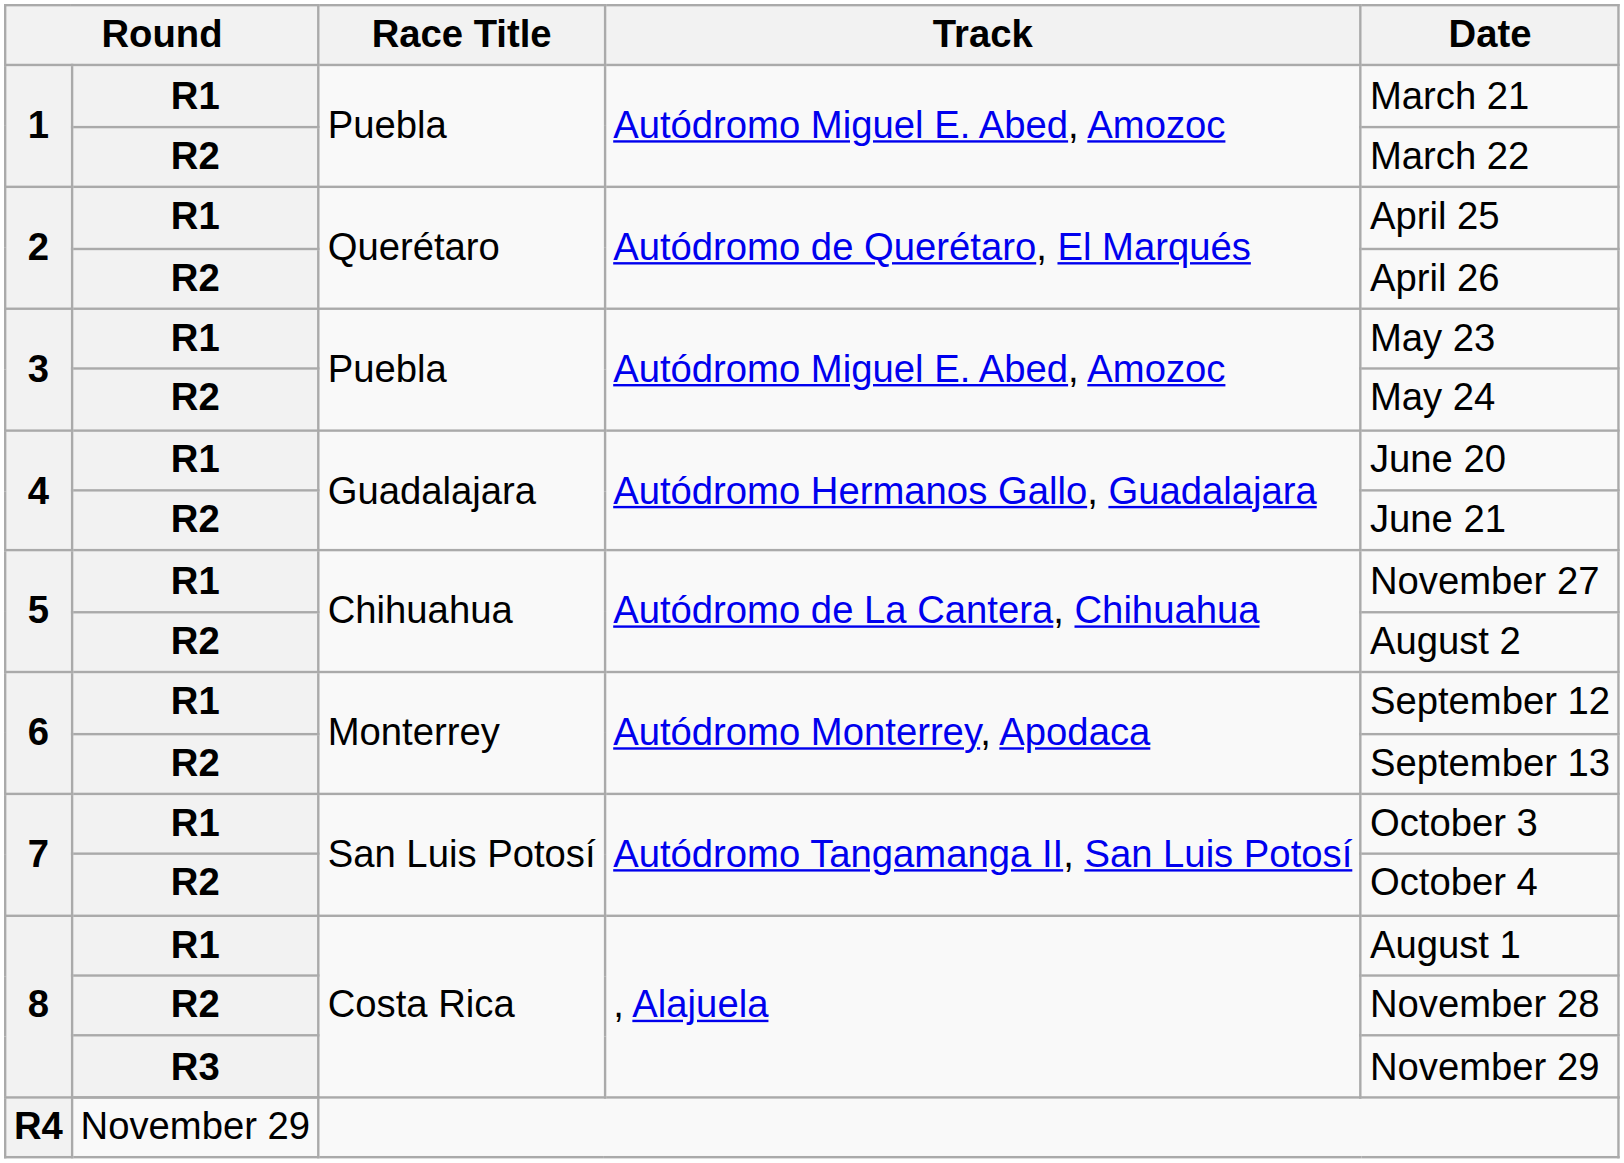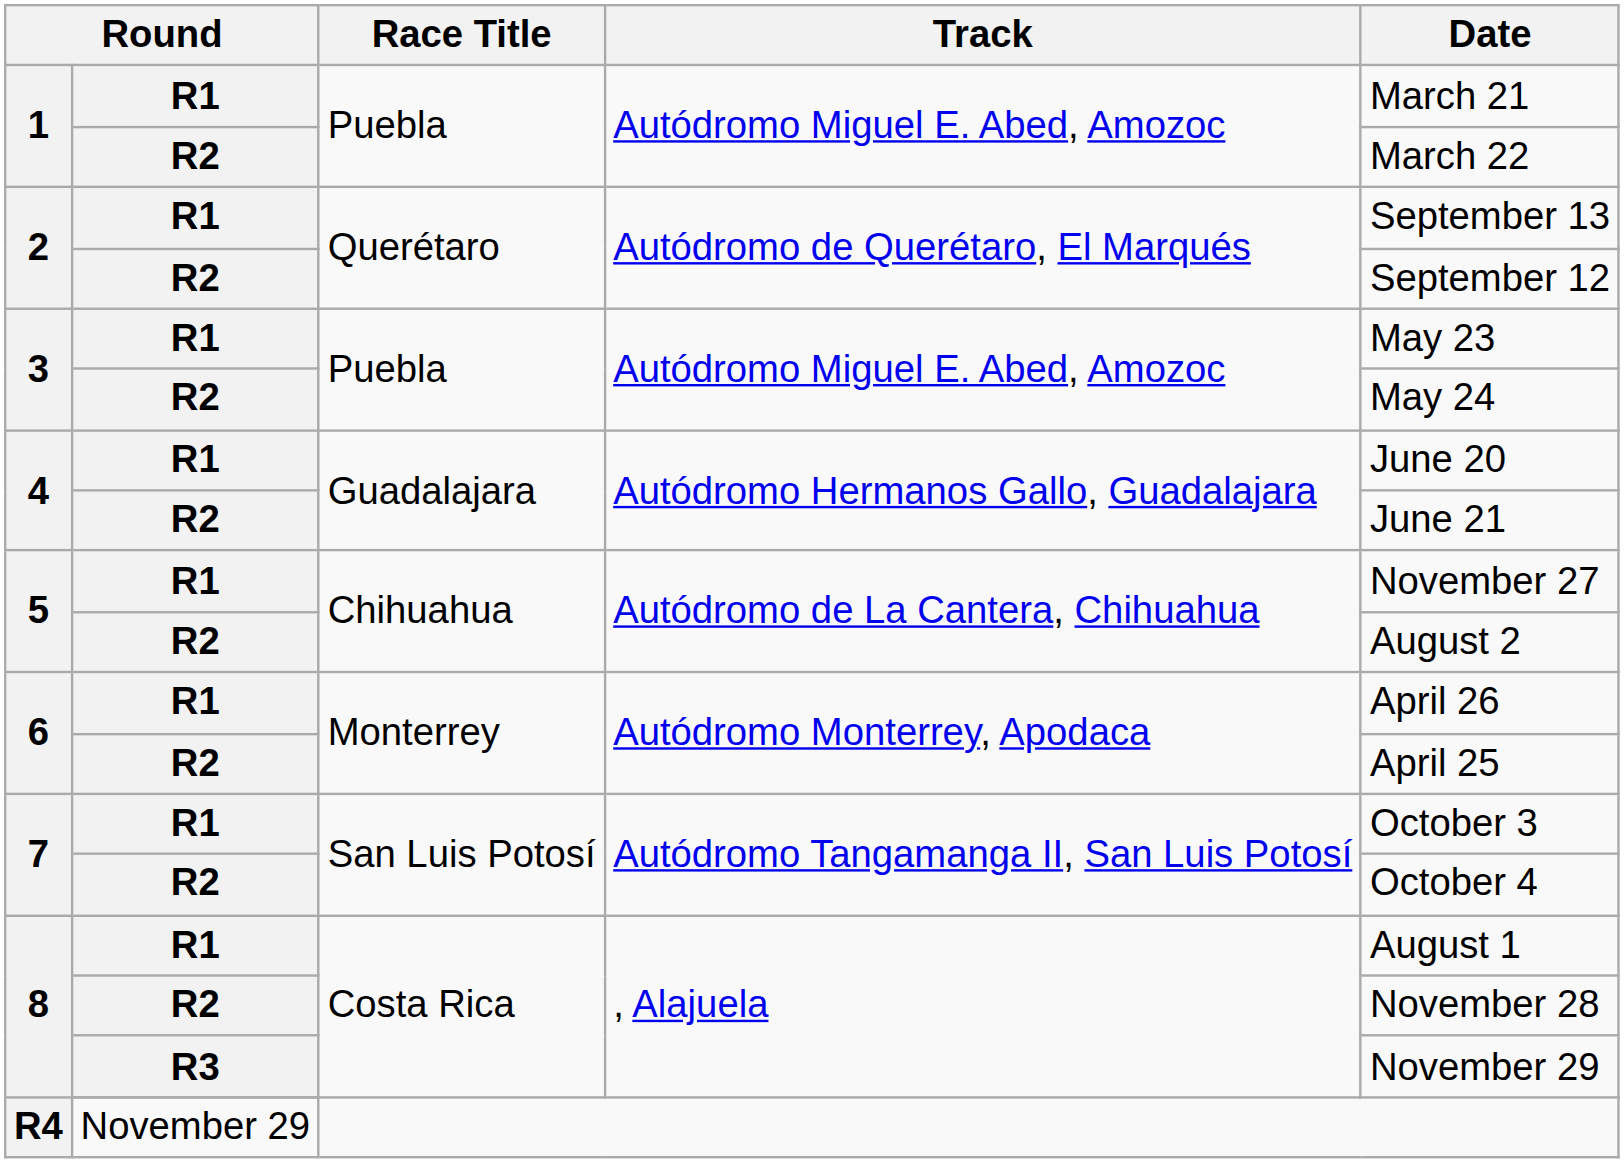(1435, 216) April 25 -> (1490, 216) September 13
(1435, 277) April 26 -> (1490, 277) September 12
(1490, 701) September 12 -> (1435, 701) April 26
(1490, 762) September 13 -> (1435, 762) April 25
